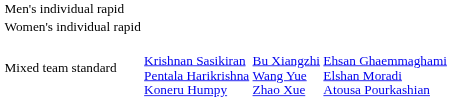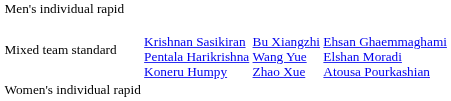rows swapped: (73, 27) <-> (61, 67)
